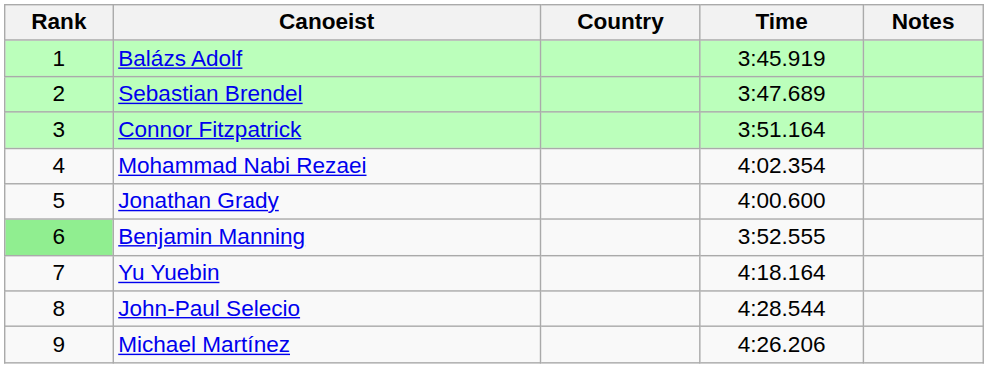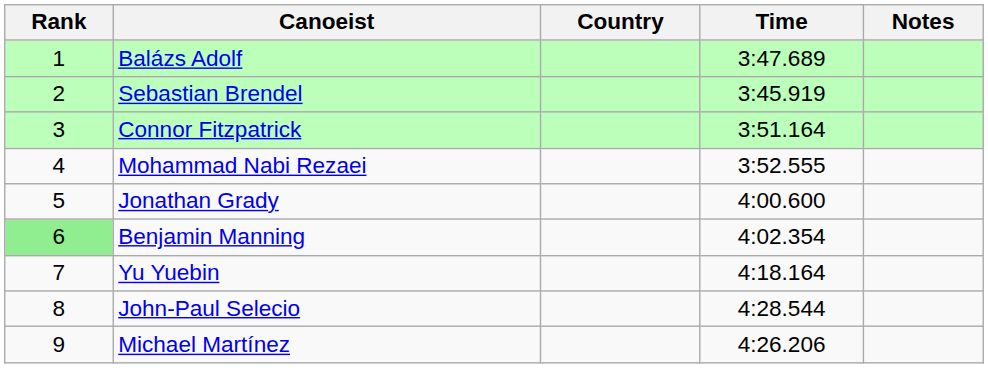(782, 58) 3:45.919 -> (782, 58) 3:47.689
(782, 93) 3:47.689 -> (782, 93) 3:45.919
(782, 165) 4:02.354 -> (782, 165) 3:52.555
(782, 237) 3:52.555 -> (782, 237) 4:02.354
